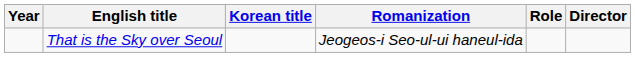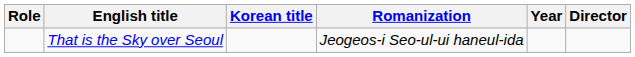columns swapped: (24, 16) <-> (546, 16)
